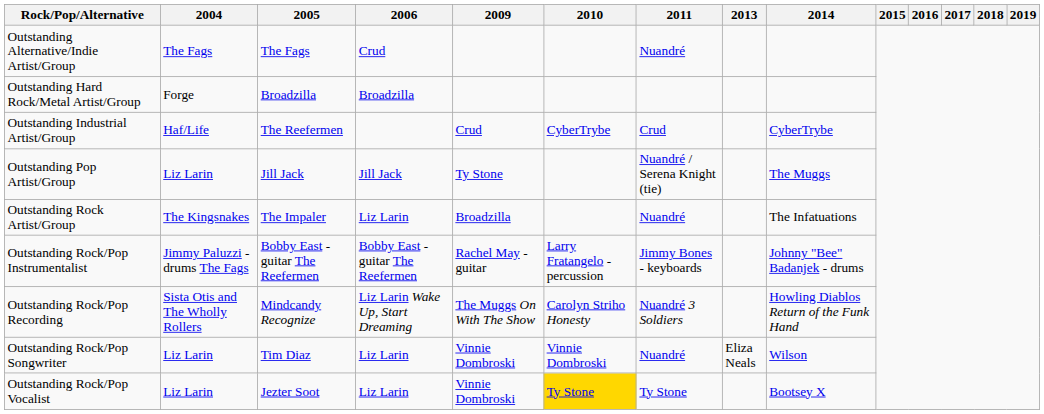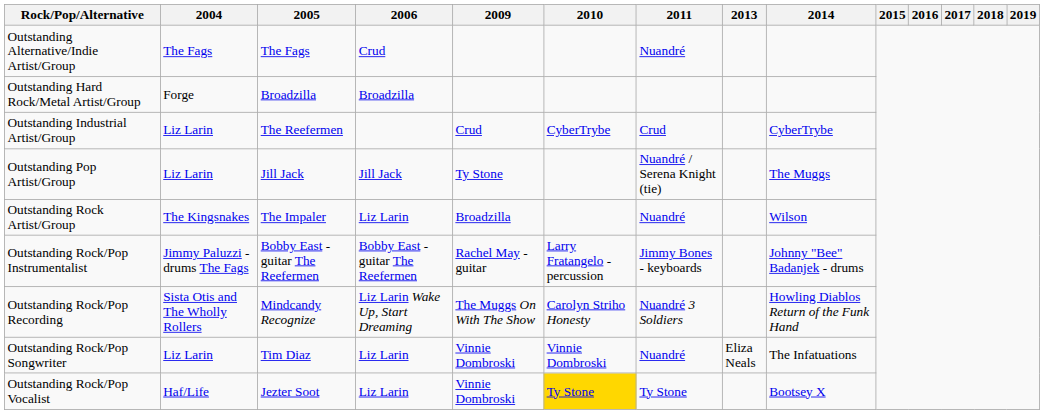(186, 130) Haf/Life -> (188, 130) Liz Larin
(813, 217) The Infatuations -> (788, 217) Wilson
(788, 355) Wilson -> (813, 355) The Infatuations
(188, 391) Liz Larin -> (186, 391) Haf/Life
